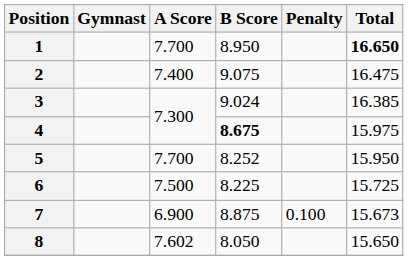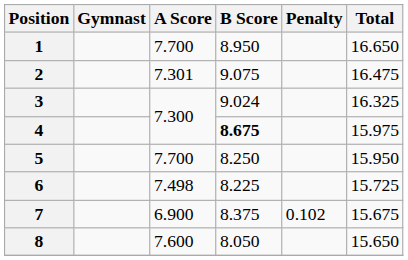(375, 46) bold -> (375, 46) normal
(174, 74) 7.400 -> (174, 74) 7.301
(375, 102) 16.385 -> (375, 102) 16.325
(240, 158) 8.252 -> (240, 158) 8.250
(174, 185) 7.500 -> (174, 185) 7.498
(240, 213) 8.875 -> (240, 213) 8.375
(306, 213) 0.100 -> (306, 213) 0.102
(375, 213) 15.673 -> (375, 213) 15.675
(174, 241) 7.602 -> (174, 241) 7.600
